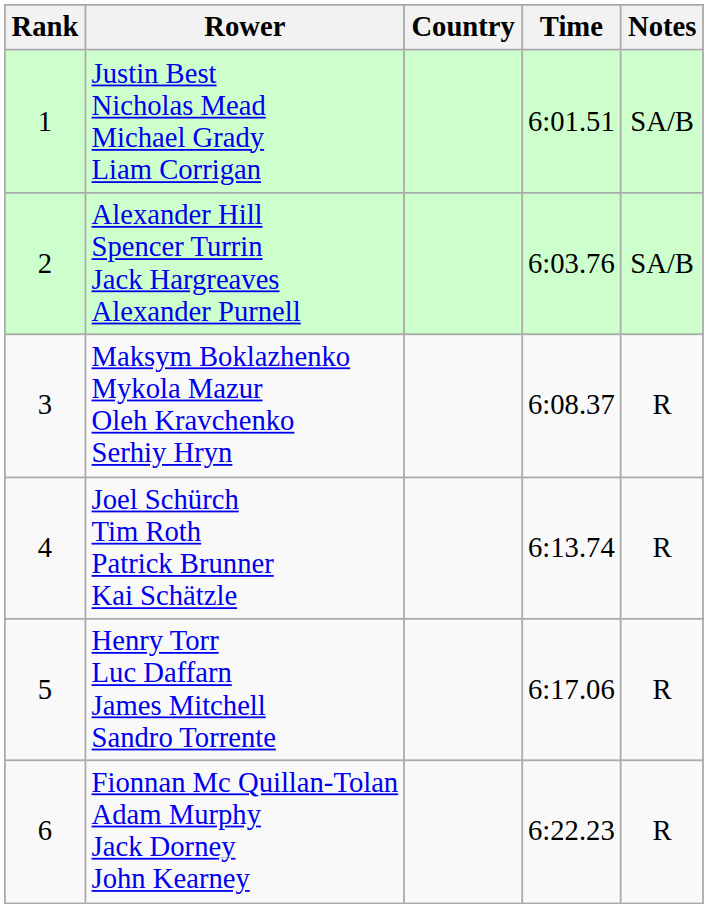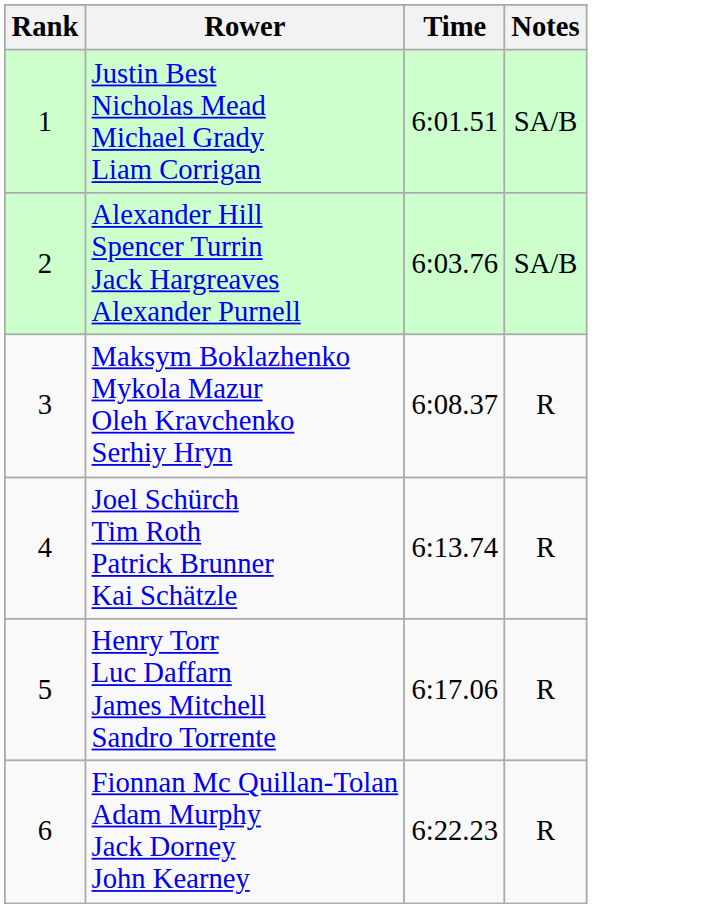- column: (463, 27)
